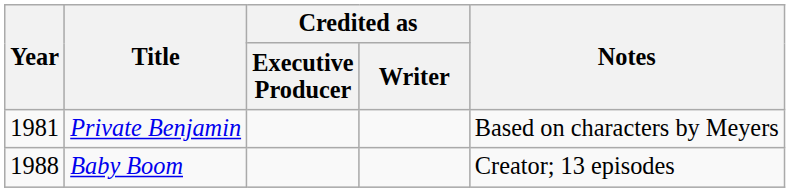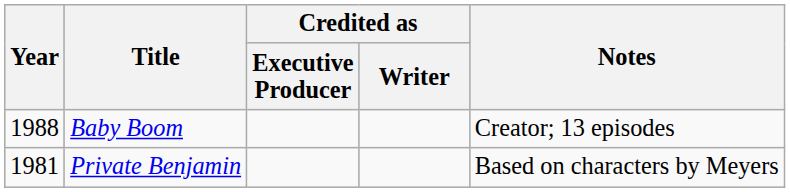rows swapped: (156, 128) <-> (127, 166)
